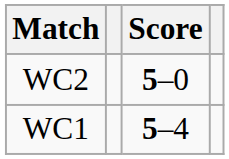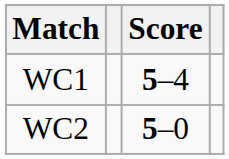rows swapped: (56, 128) <-> (56, 79)
